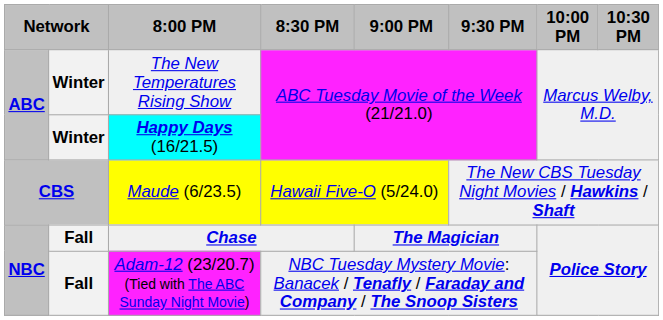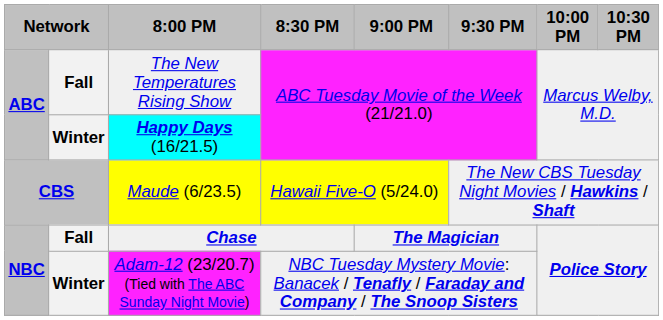(79, 82) Winter -> (79, 82) Fall
(79, 283) Fall -> (79, 283) Winter
